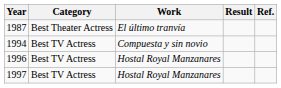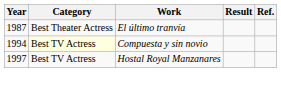(63, 43) no background -> (63, 43) lightyellow background
- row: (17, 59)
